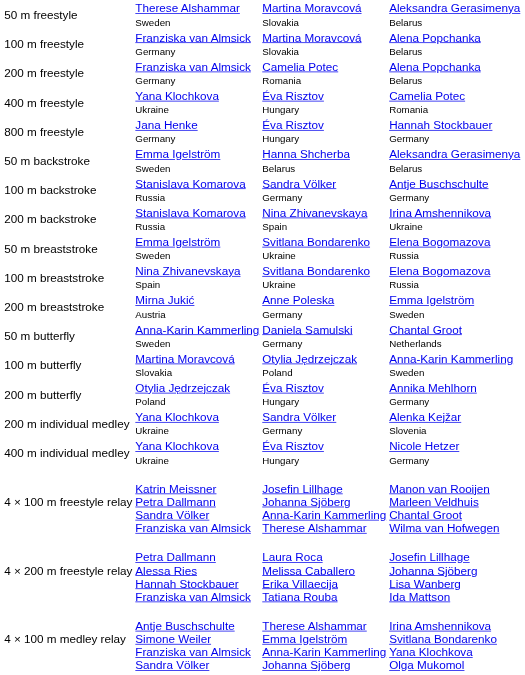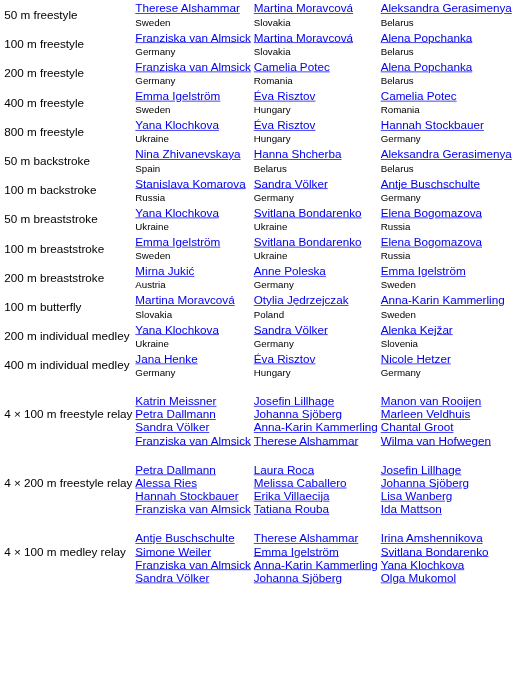(177, 103) Yana Klochkova Ukraine -> (178, 103) Emma Igelström Sweden
(166, 132) Jana Henke Germany -> (177, 132) Yana Klochkova Ukraine
(178, 161) Emma Igelström Sweden -> (188, 161) Nina Zhivanevskaya Spain
- row: (50, 219)
(178, 249) Emma Igelström Sweden -> (177, 219) Yana Klochkova Ukraine
(188, 278) Nina Zhivanevskaya Spain -> (178, 249) Emma Igelström Sweden
- row: (40, 336)
- row: (43, 395)
(177, 453) Yana Klochkova Ukraine -> (166, 365) Jana Henke Germany
